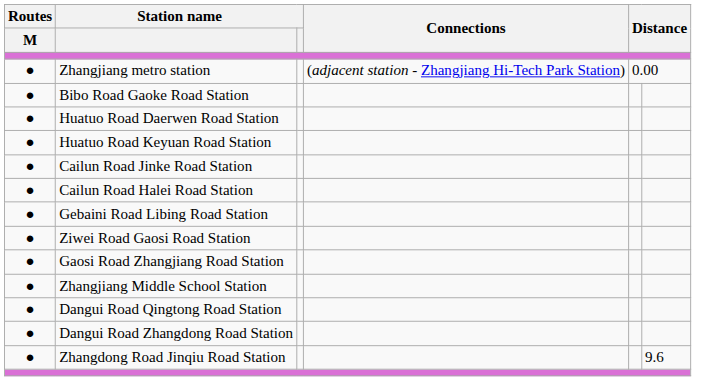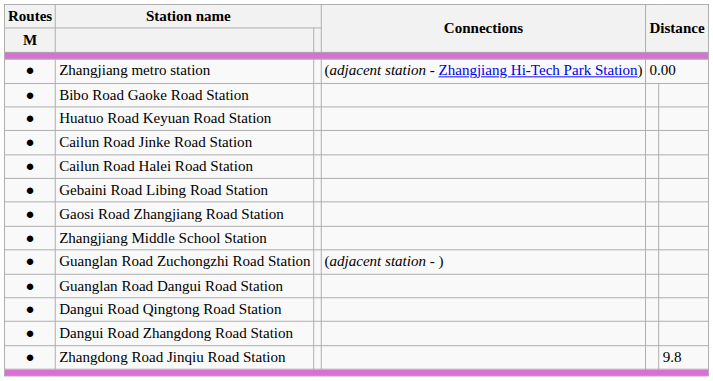- row: (169, 118)
- row: (155, 238)
+ row: (185, 261)
+ row: (171, 285)
(654, 357) 9.6 -> (672, 357) 9.8
